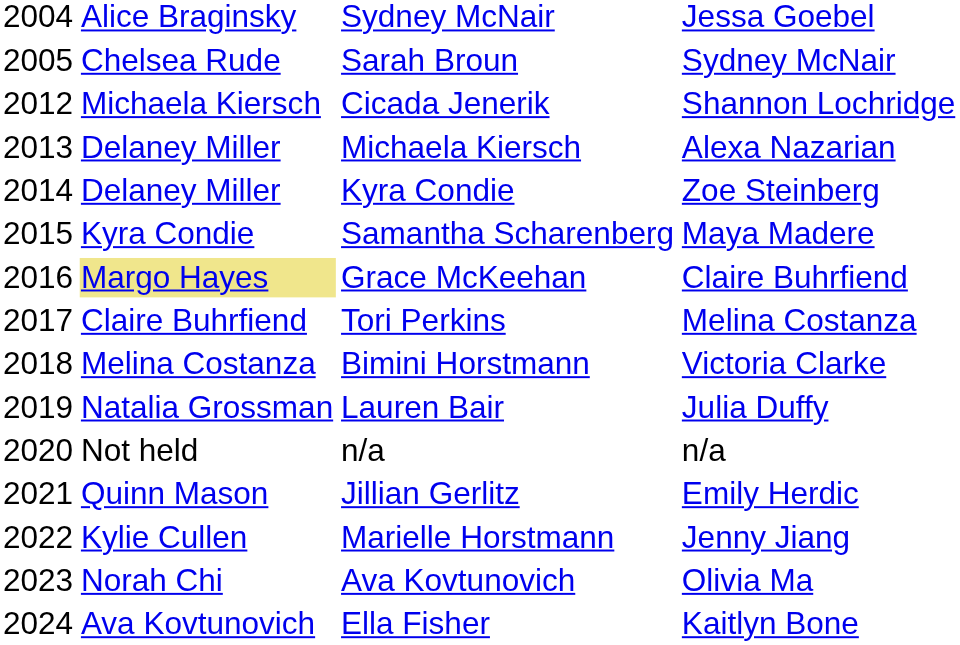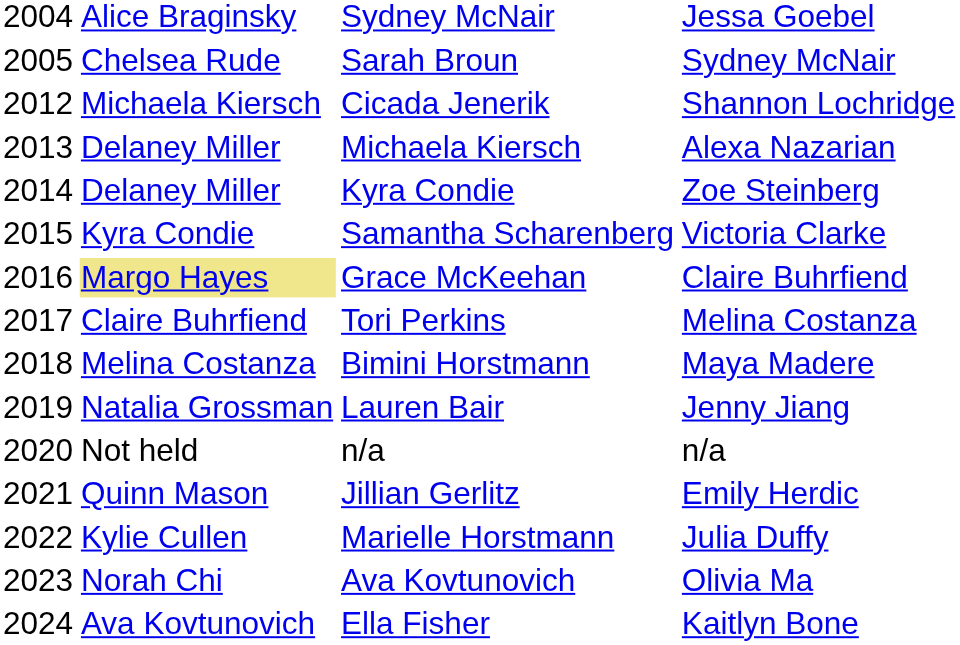(778, 233) Maya Madere -> (784, 233) Victoria Clarke
(784, 363) Victoria Clarke -> (778, 363) Maya Madere
(755, 407) Julia Duffy -> (766, 407) Jenny Jiang
(766, 537) Jenny Jiang -> (755, 537) Julia Duffy
